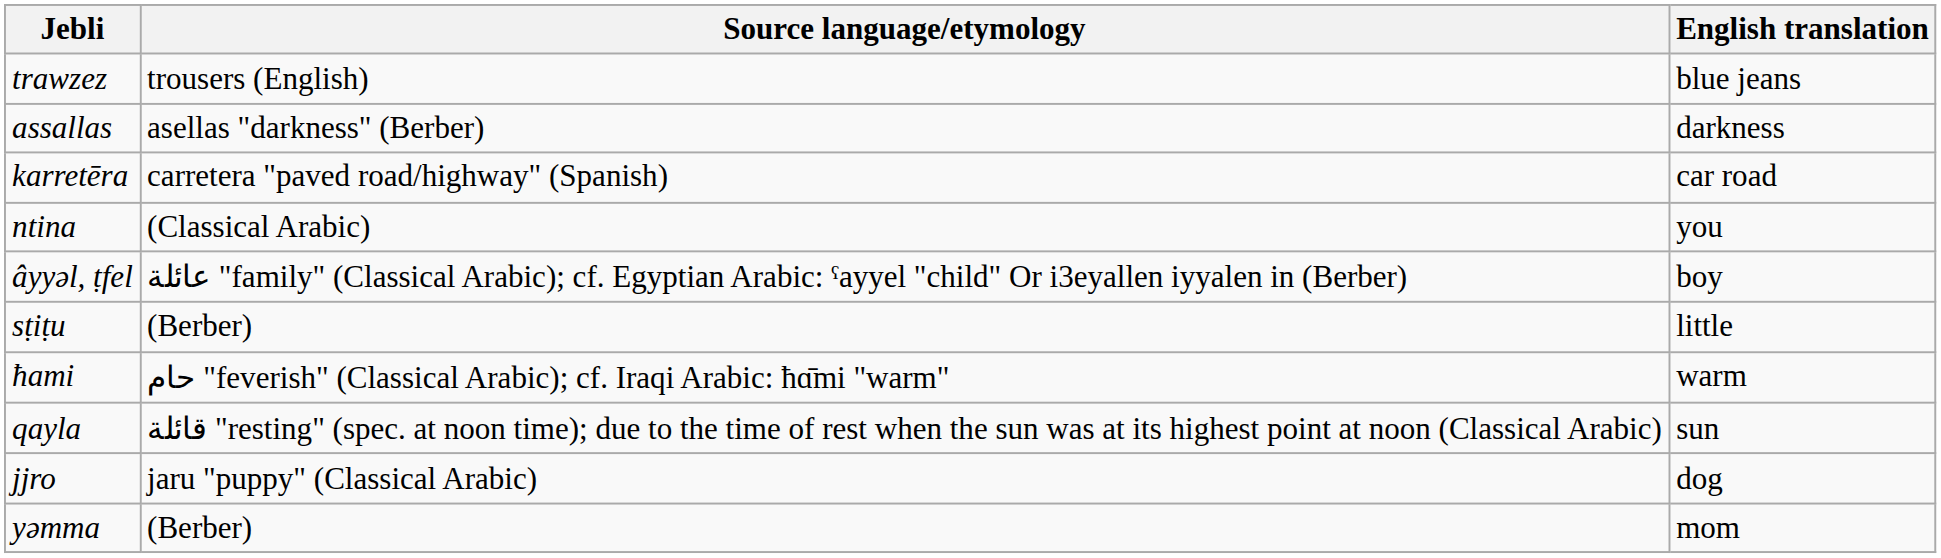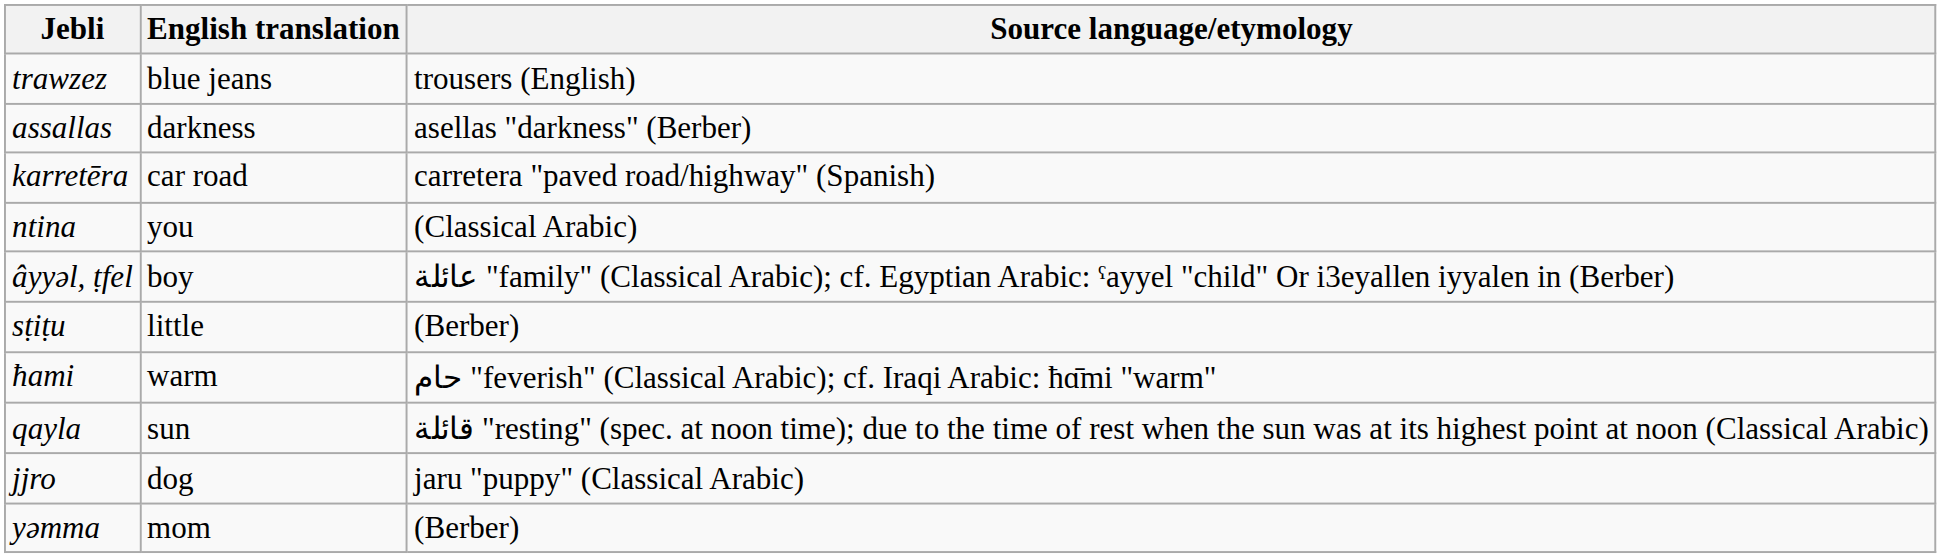columns swapped: (1802, 29) <-> (904, 29)
